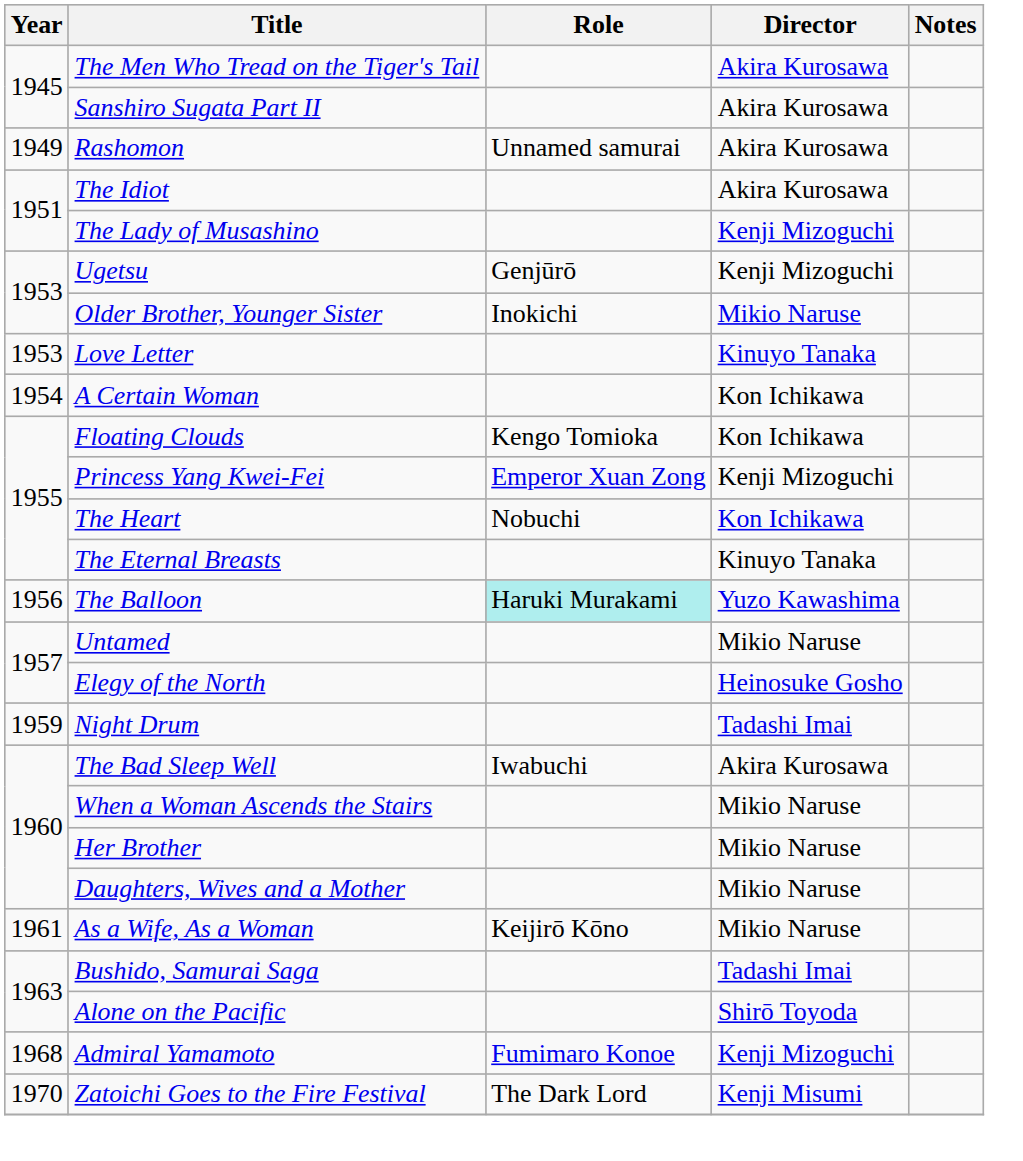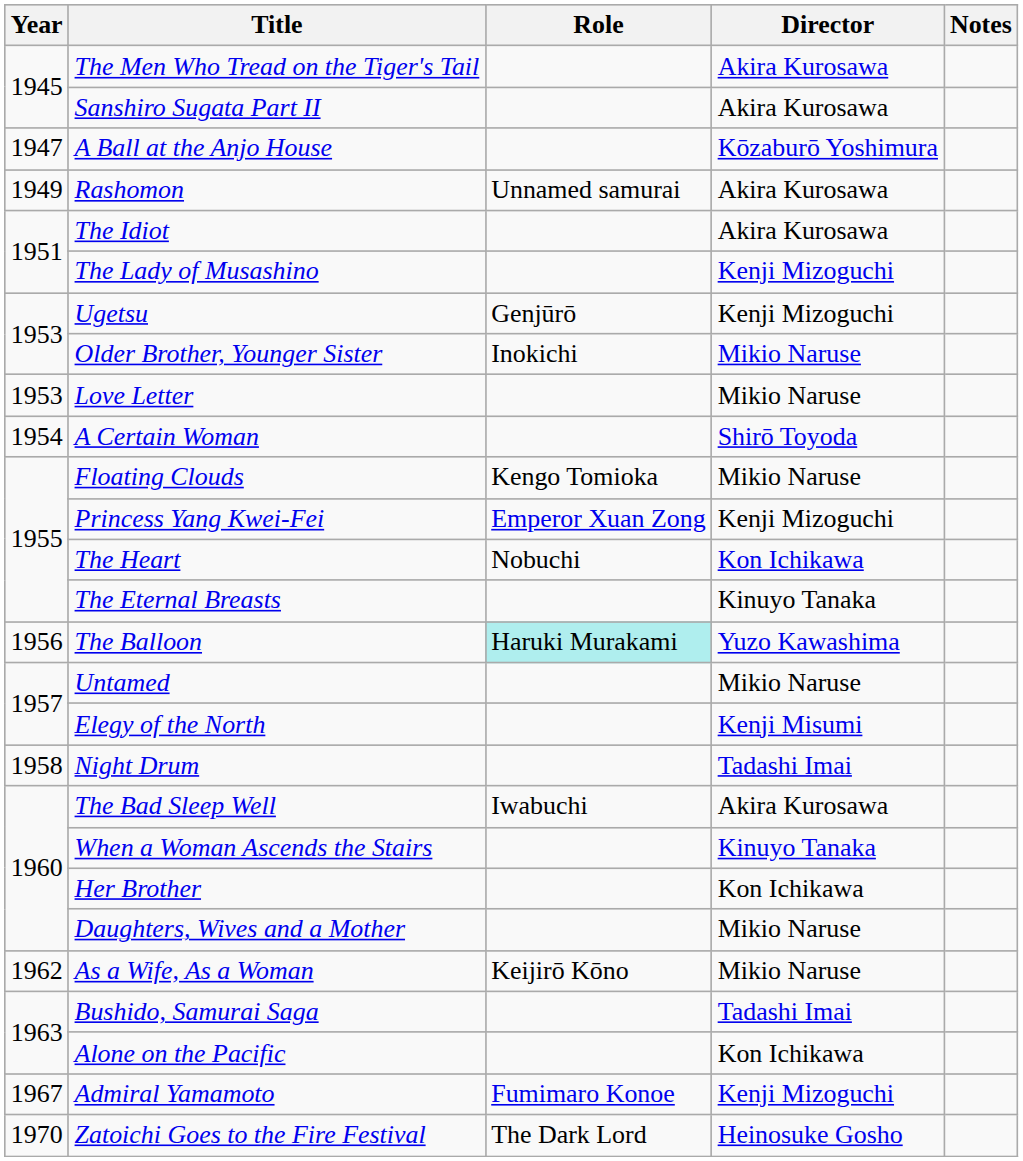+ row: (203, 148)
(797, 353) Kinuyo Tanaka -> (789, 395) Mikio Naruse
(791, 395) Kon Ichikawa -> (787, 436) Shirō Toyoda
(791, 436) Kon Ichikawa -> (789, 477) Mikio Naruse
(810, 682) Heinosuke Gosho -> (790, 723) Kenji Misumi
(37, 723) 1959 -> (37, 764) 1958
(789, 806) Mikio Naruse -> (797, 847) Kinuyo Tanaka
(789, 847) Mikio Naruse -> (791, 888) Kon Ichikawa
(37, 929) 1961 -> (37, 970) 1962
(787, 1011) Shirō Toyoda -> (791, 1052) Kon Ichikawa
(37, 1052) 1968 -> (37, 1093) 1967
(790, 1093) Kenji Misumi -> (810, 1134) Heinosuke Gosho
